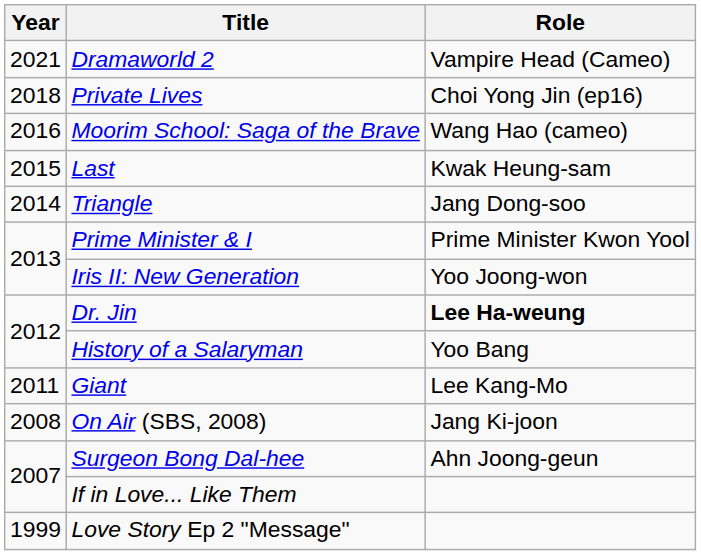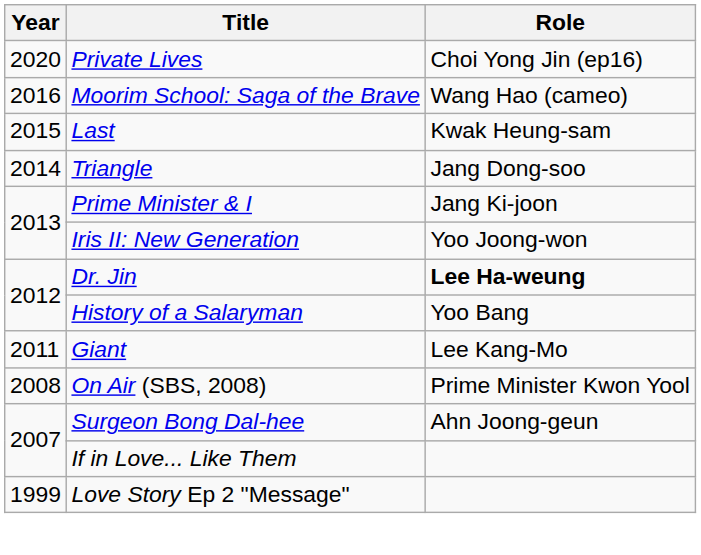- row: (143, 58)
(35, 95) 2018 -> (35, 58) 2020
(560, 240) Prime Minister Kwon Yool -> (494, 204) Jang Ki-joon
(494, 421) Jang Ki-joon -> (560, 385) Prime Minister Kwon Yool
